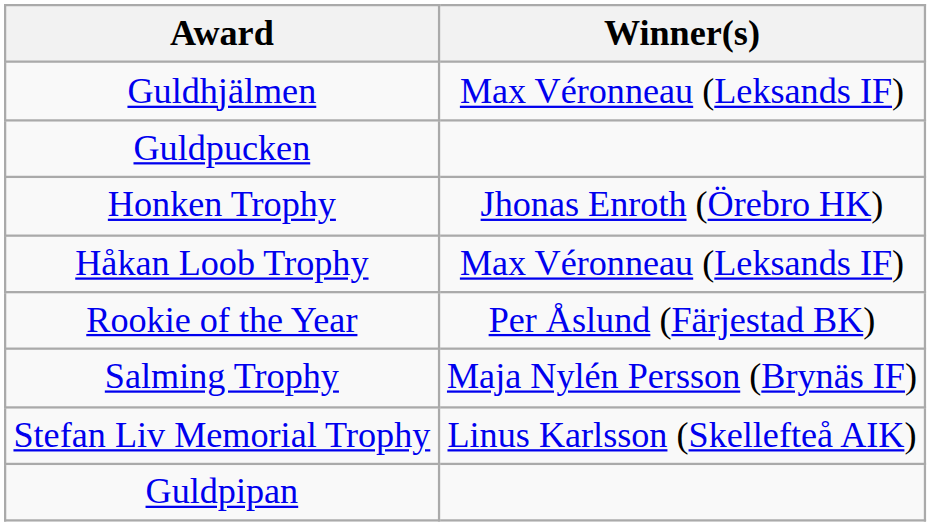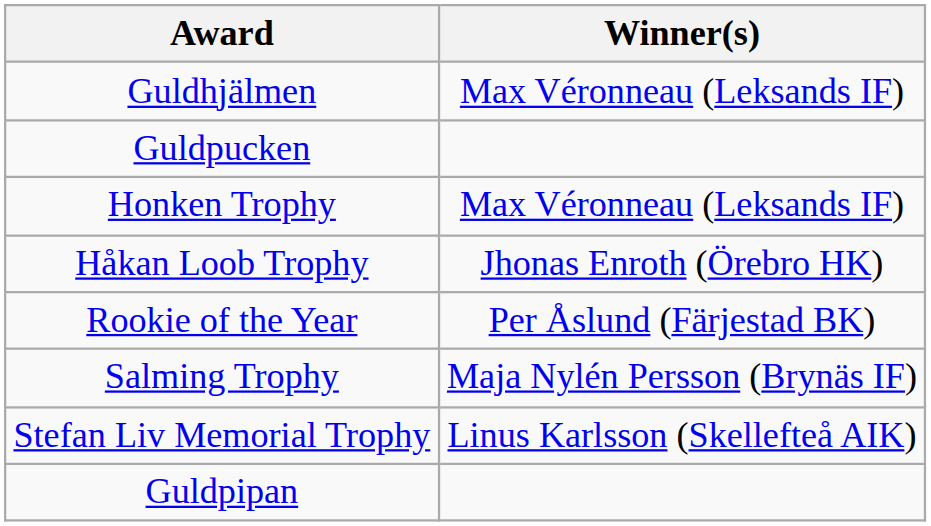(682, 205) Jhonas Enroth (Örebro HK) -> (682, 205) Max Véronneau (Leksands IF)
(682, 262) Max Véronneau (Leksands IF) -> (682, 262) Jhonas Enroth (Örebro HK)
